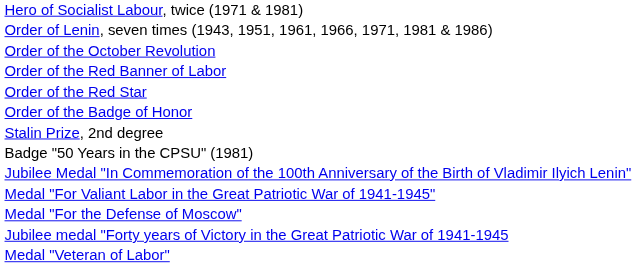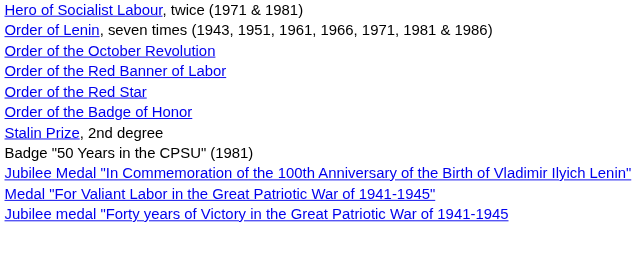- row: (123, 214)
- row: (87, 255)
